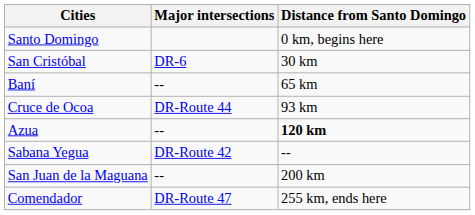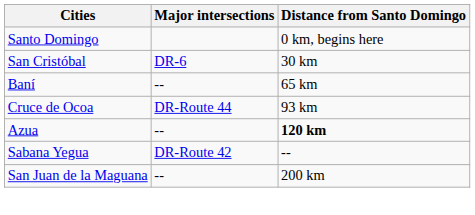- row: (45, 198)
